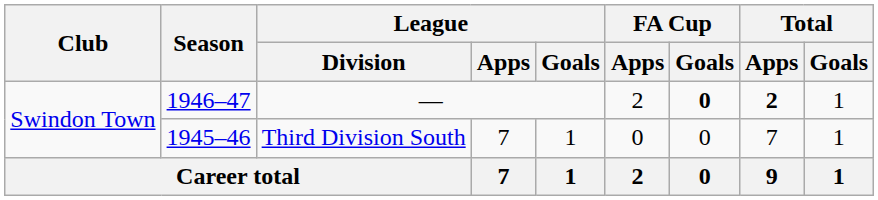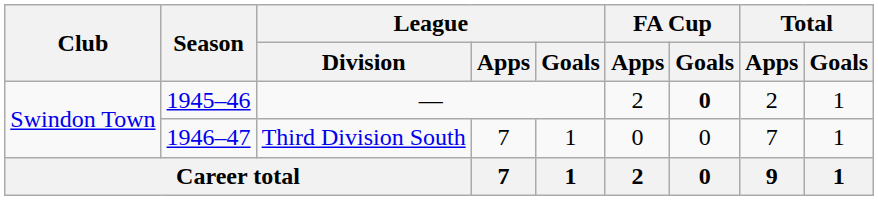(209, 99) 1946–47 -> (209, 99) 1945–46
(772, 99) bold -> (772, 99) normal
(209, 137) 1945–46 -> (209, 137) 1946–47
